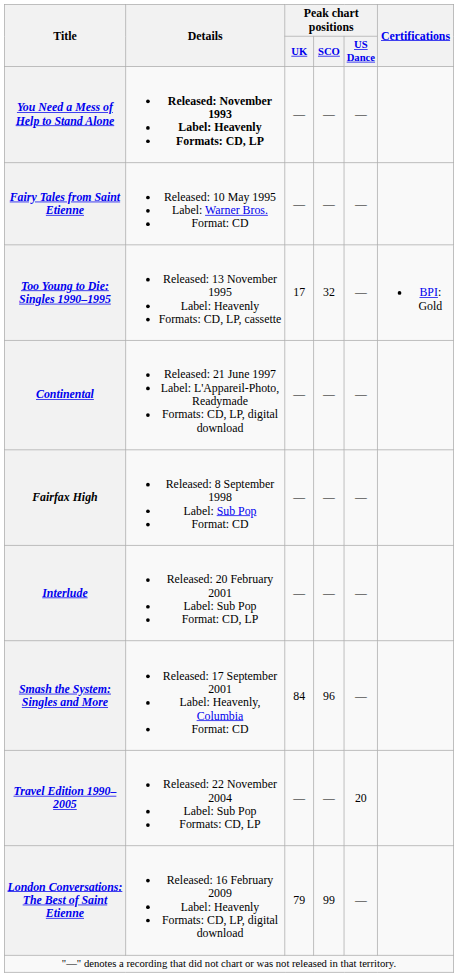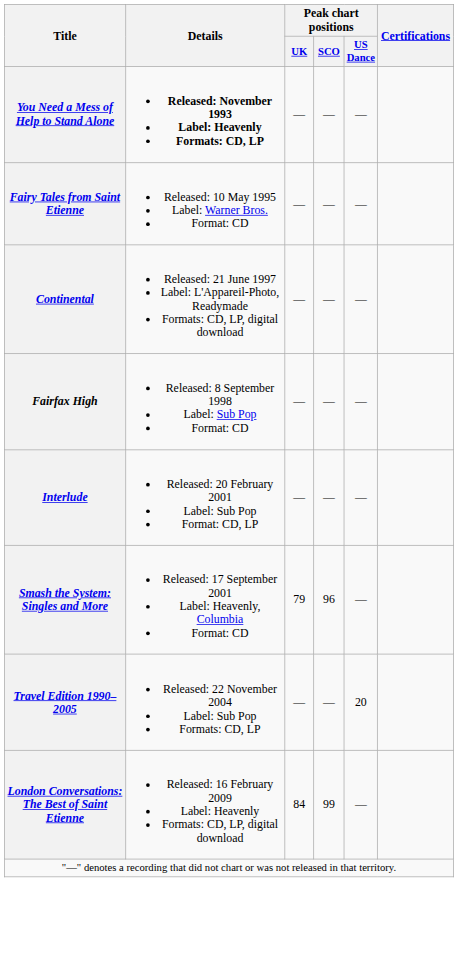- row: (65, 292)
(299, 695) 84 -> (299, 599) 79
(299, 900) 79 -> (299, 804) 84
